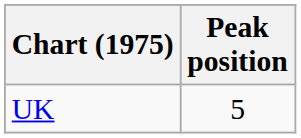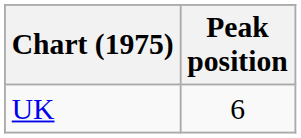(238, 108) 5 -> (238, 108) 6
